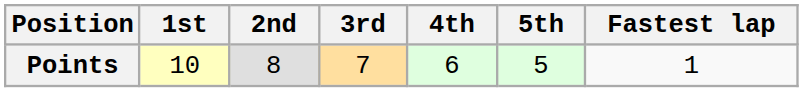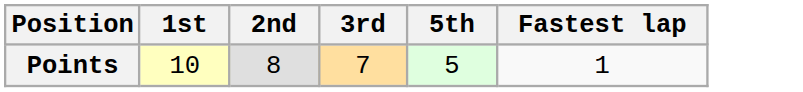- column: (452, 25)
